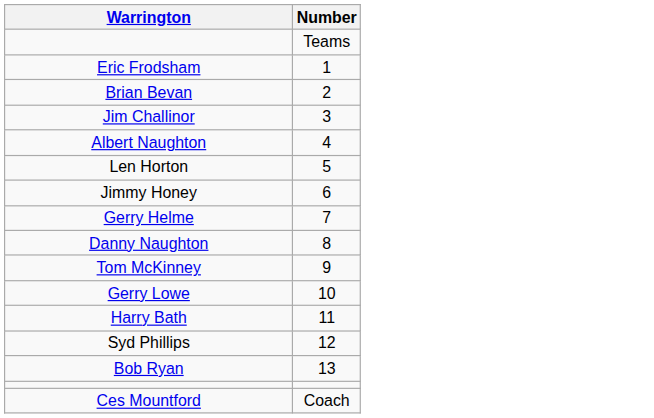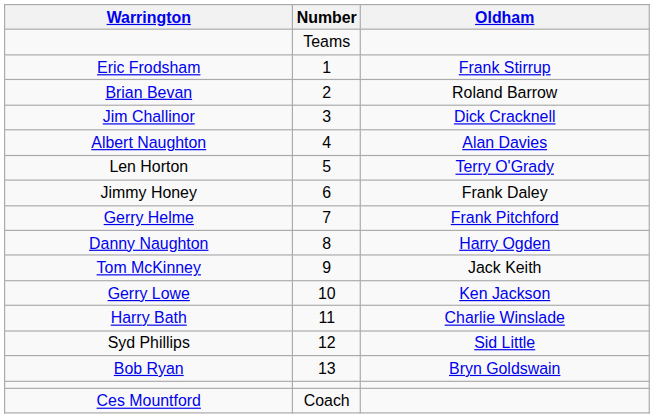+ column: (505, 17)
